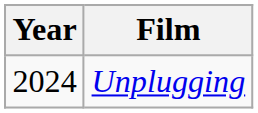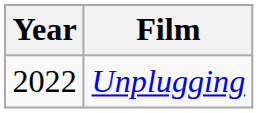(45, 81) 2024 -> (45, 81) 2022
